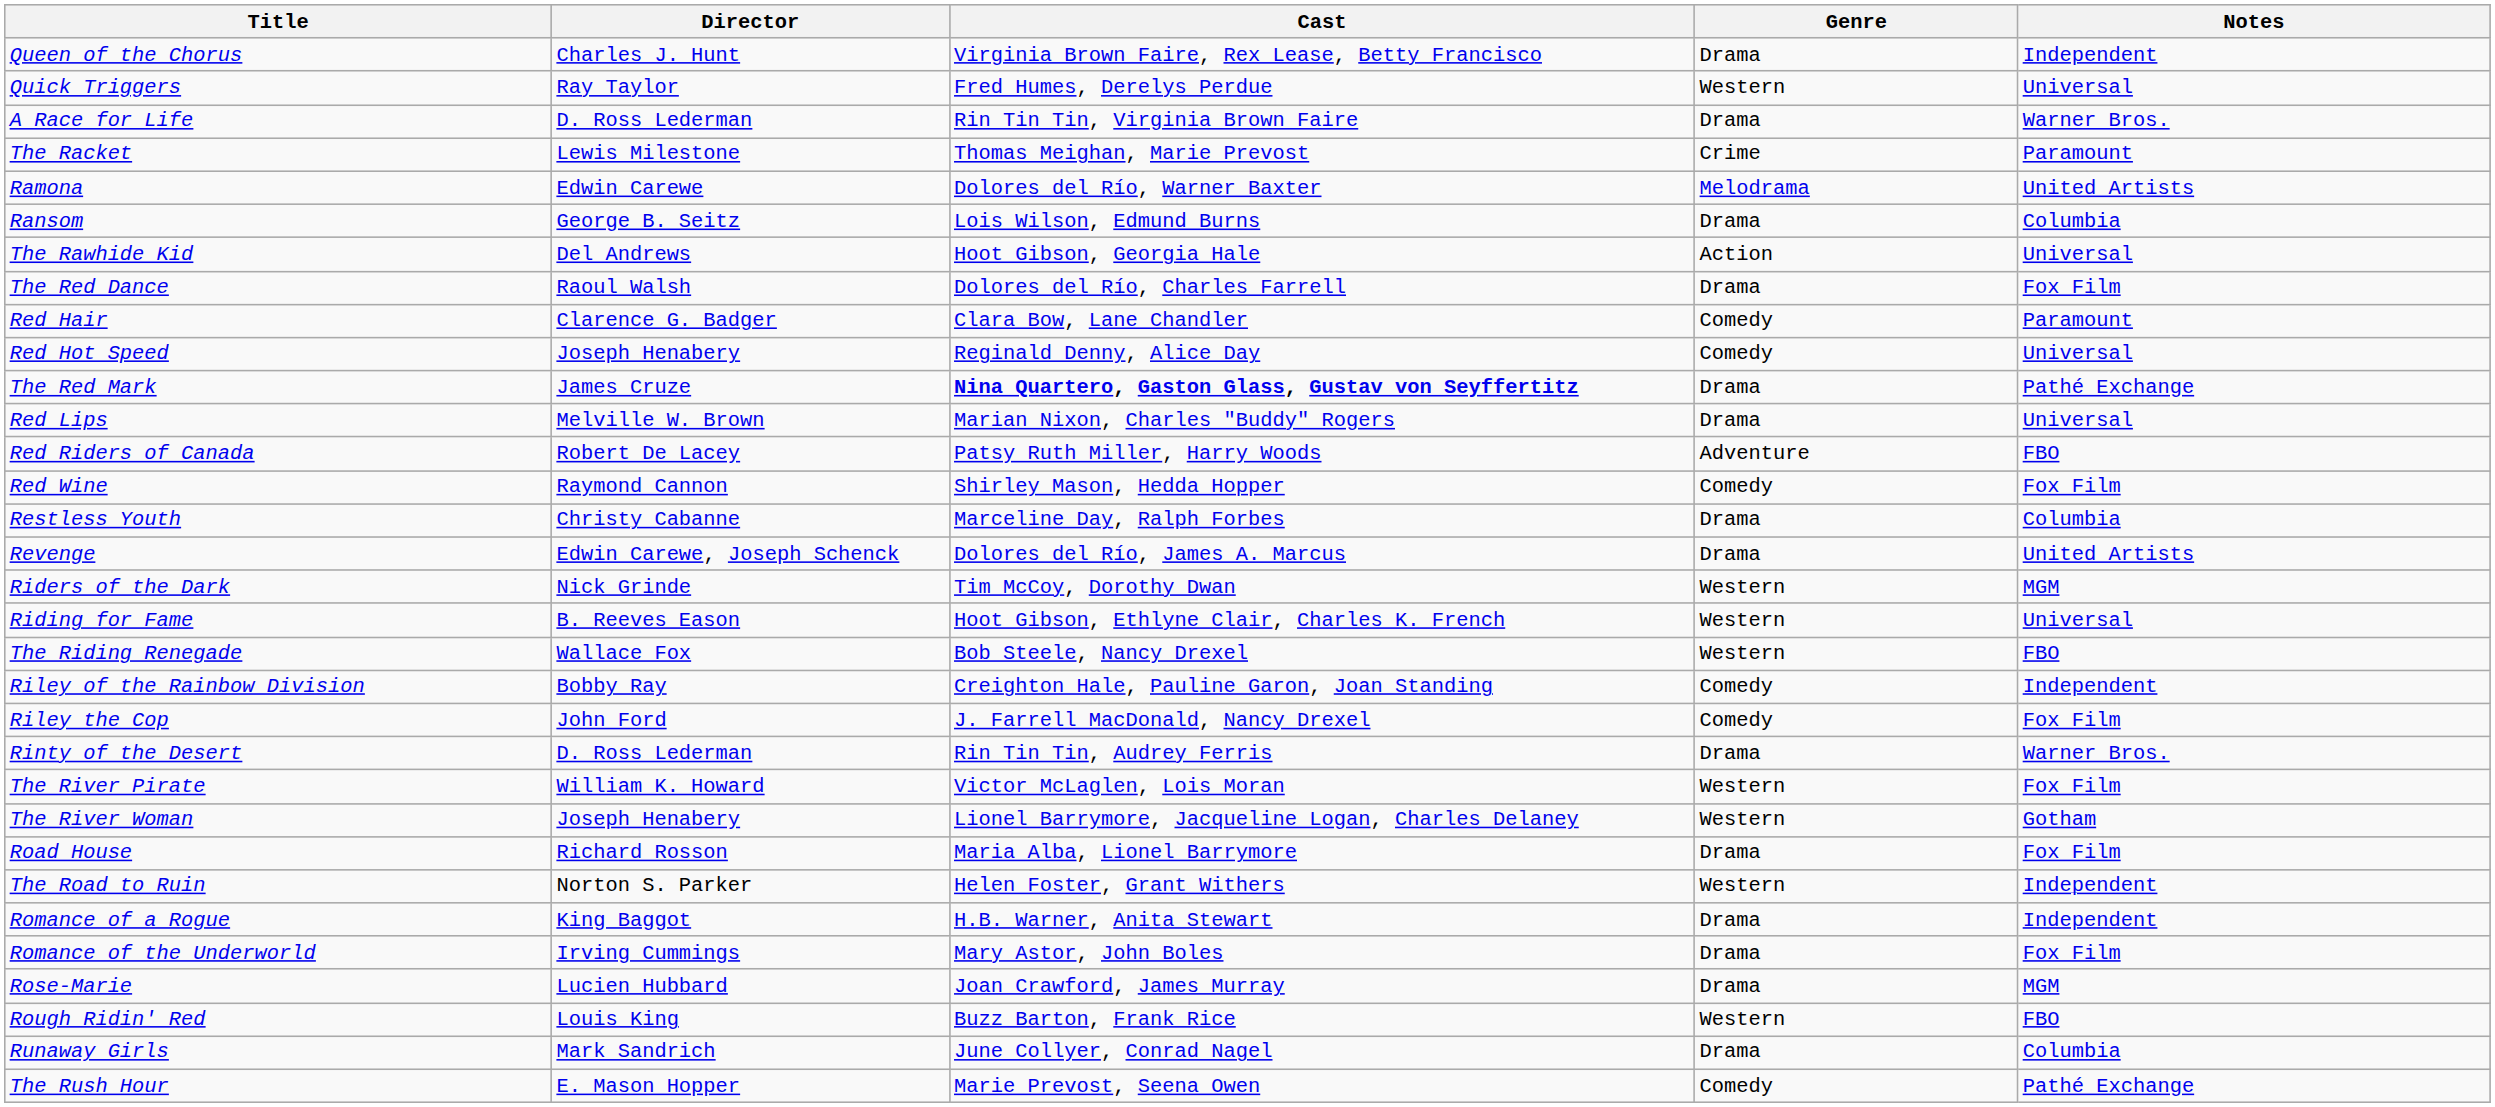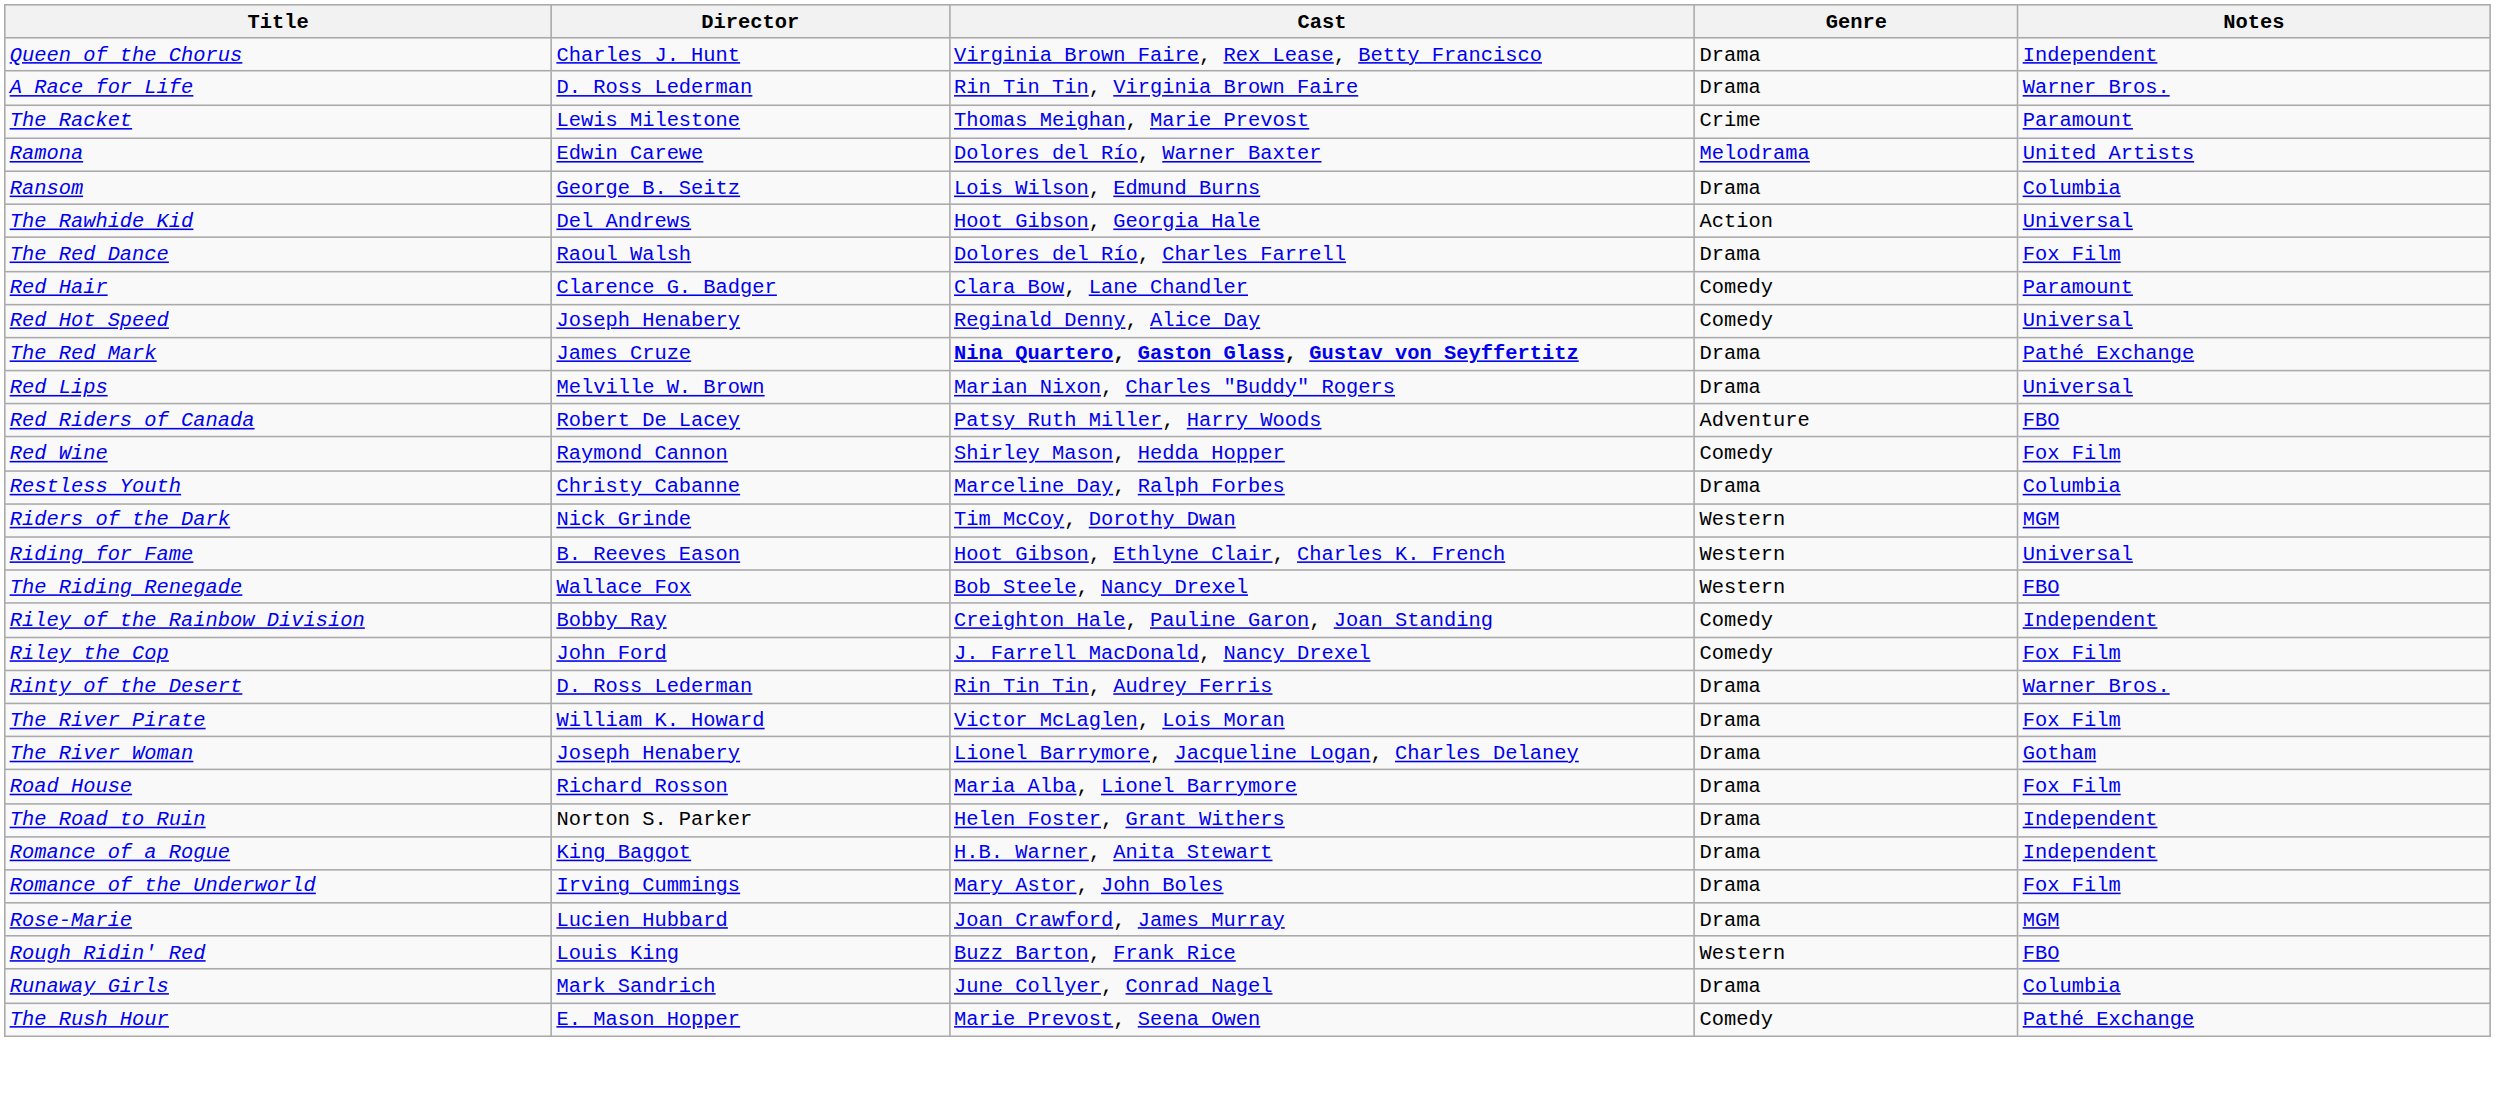- row: (95, 88)
- row: (53, 554)
(1742, 786) Western -> (1730, 720) Drama
(1742, 820) Western -> (1730, 753) Drama
(1742, 886) Western -> (1730, 820) Drama
